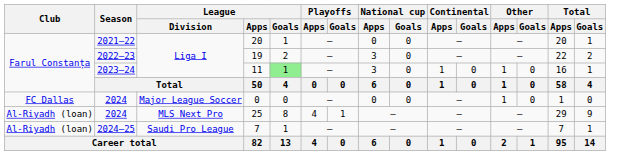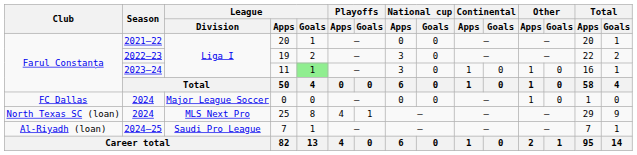(50, 114) Al-Riyadh (loan) -> (63, 114) North Texas SC (loan)
